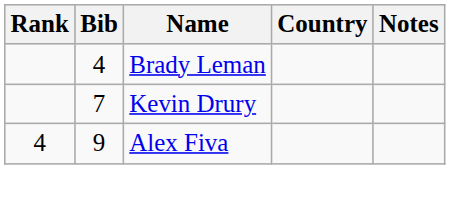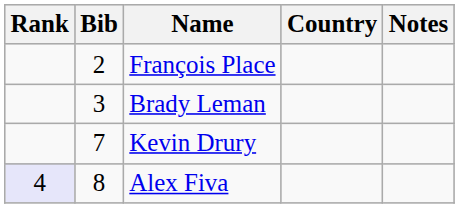+ row: (202, 63)
(99, 63) 4 -> (99, 103) 3
(40, 143) no background -> (40, 182) lavender background
(99, 143) 9 -> (99, 182) 8
